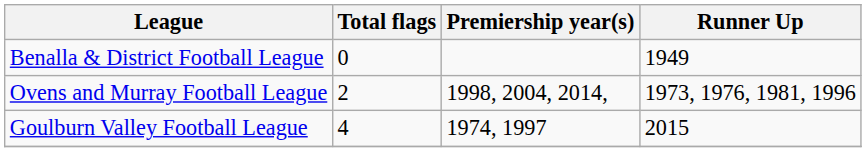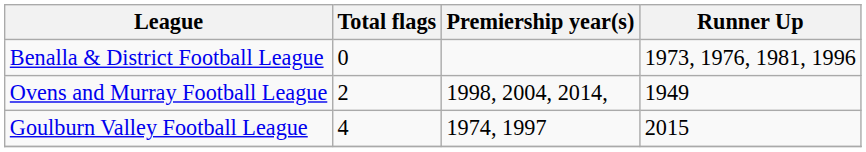(667, 57) 1949 -> (750, 57) 1973, 1976, 1981, 1996
(750, 92) 1973, 1976, 1981, 1996 -> (667, 92) 1949
